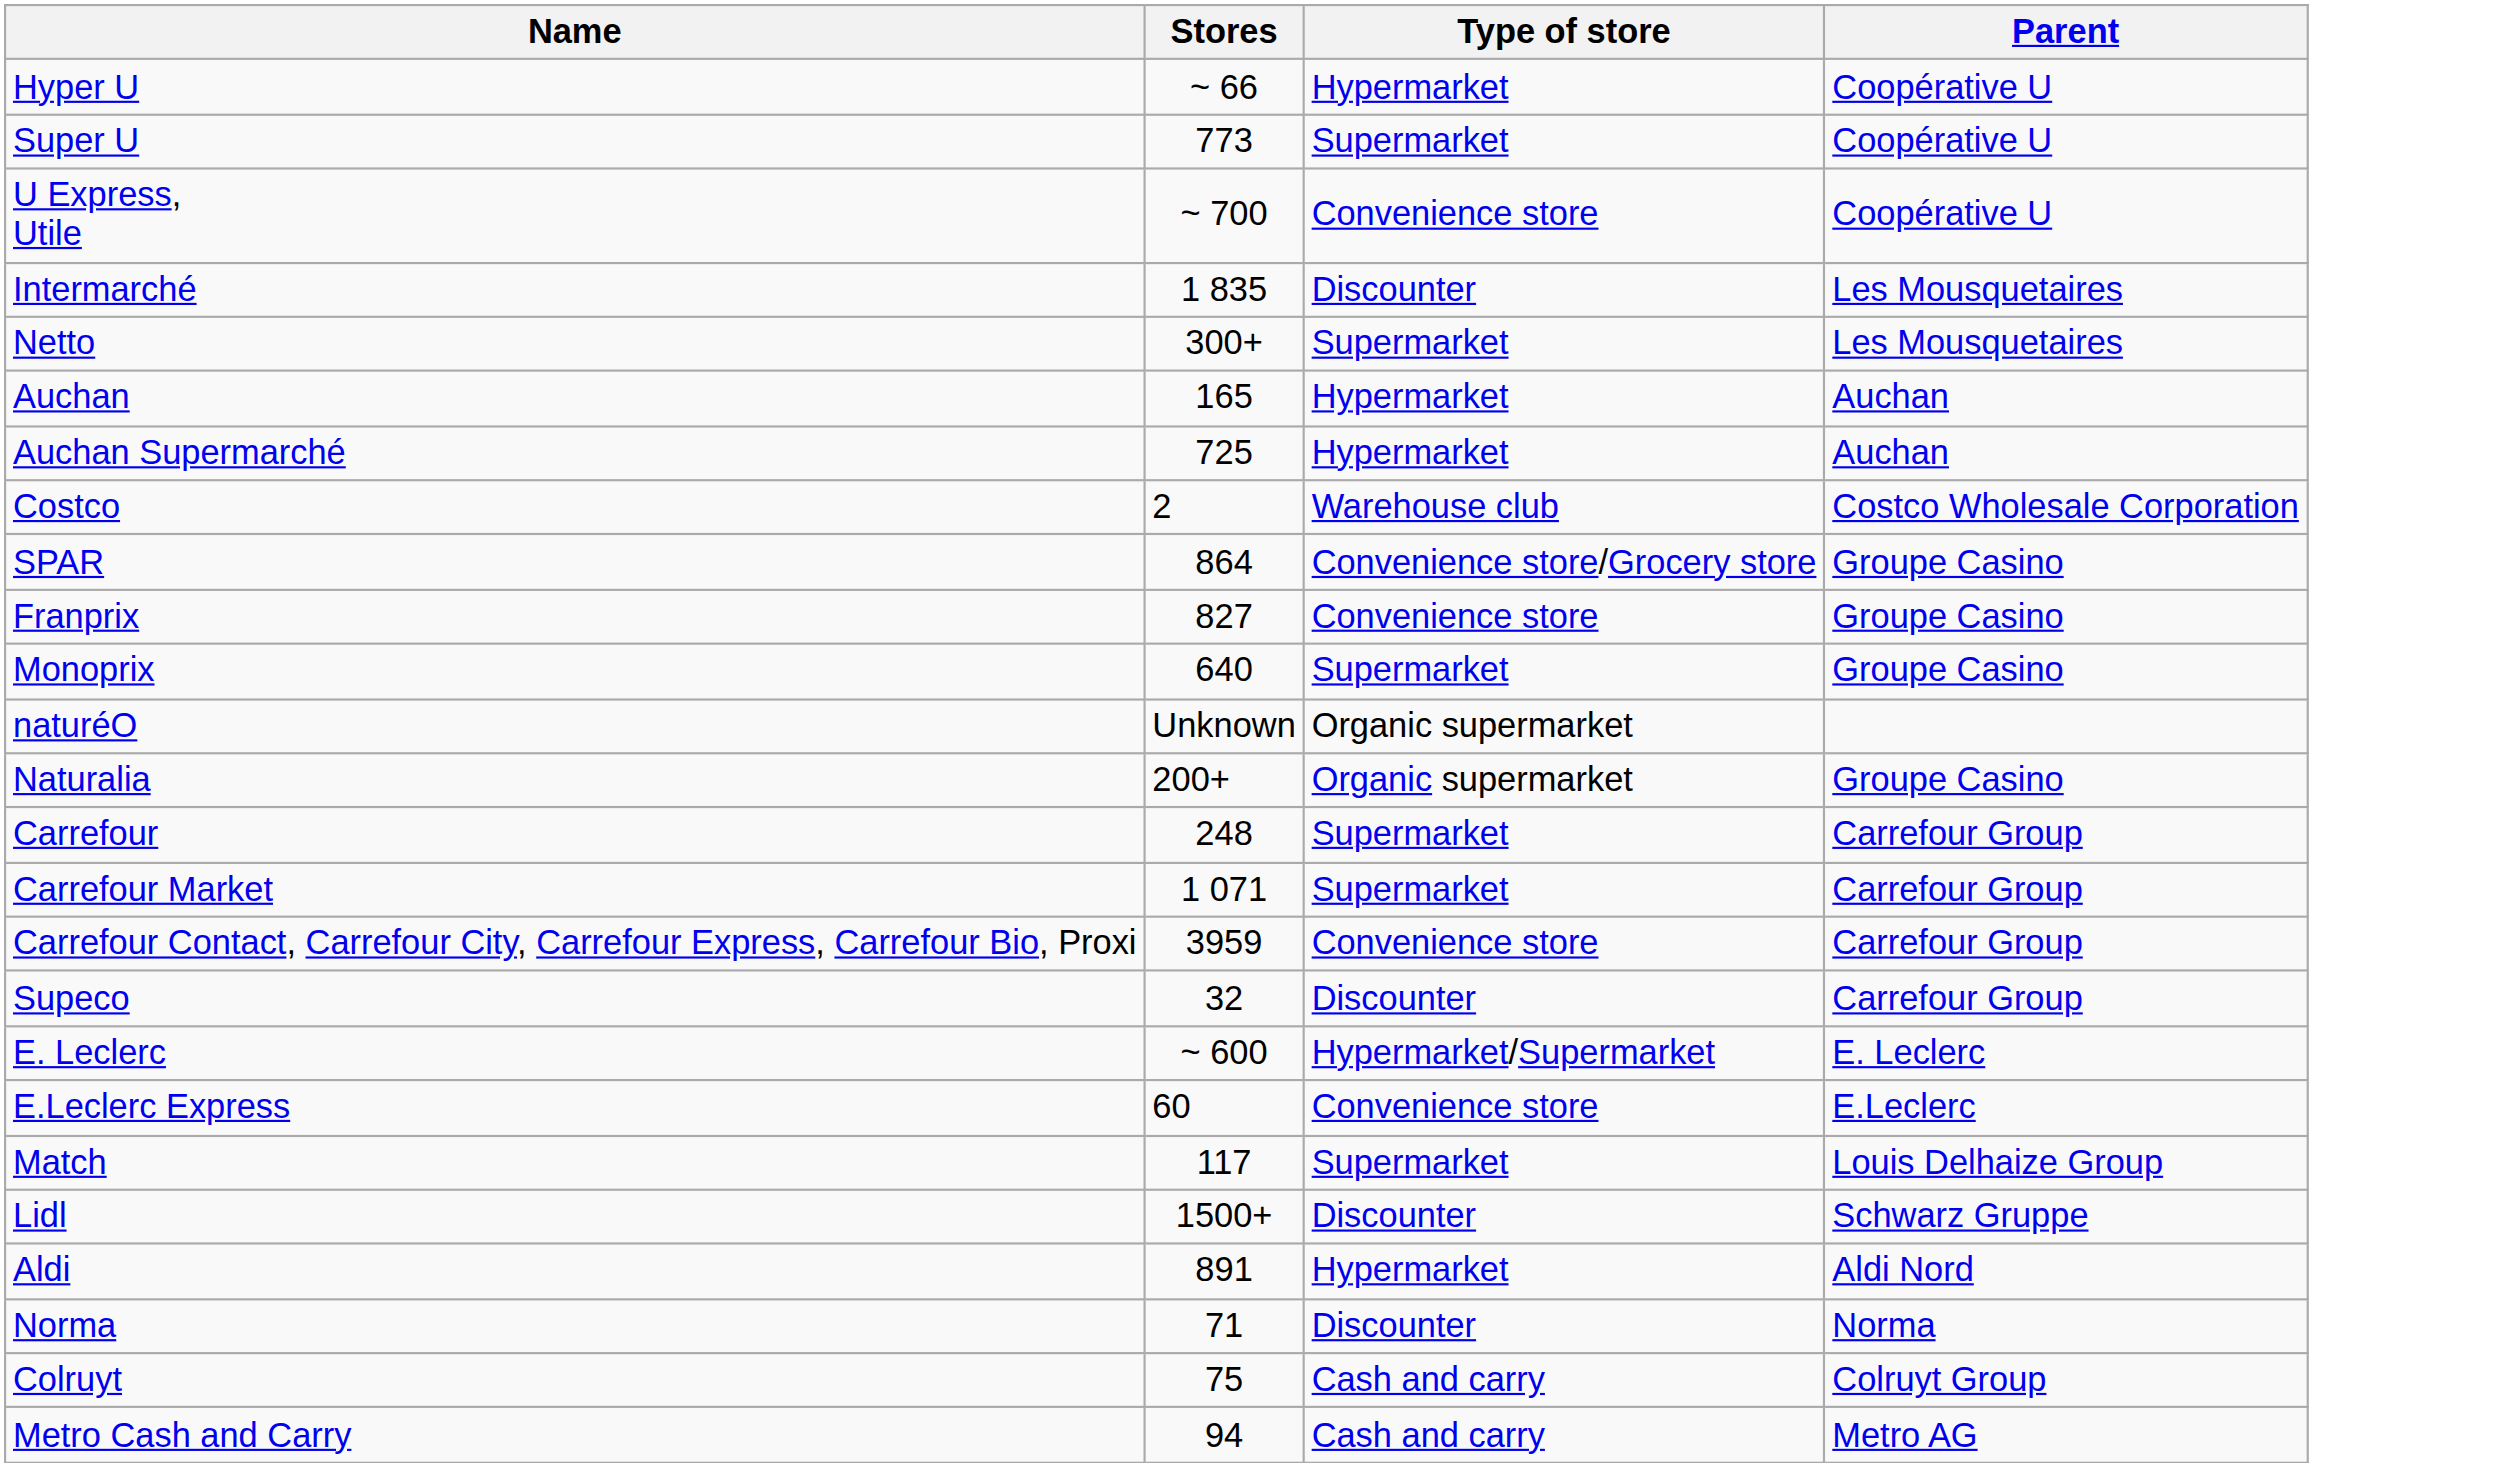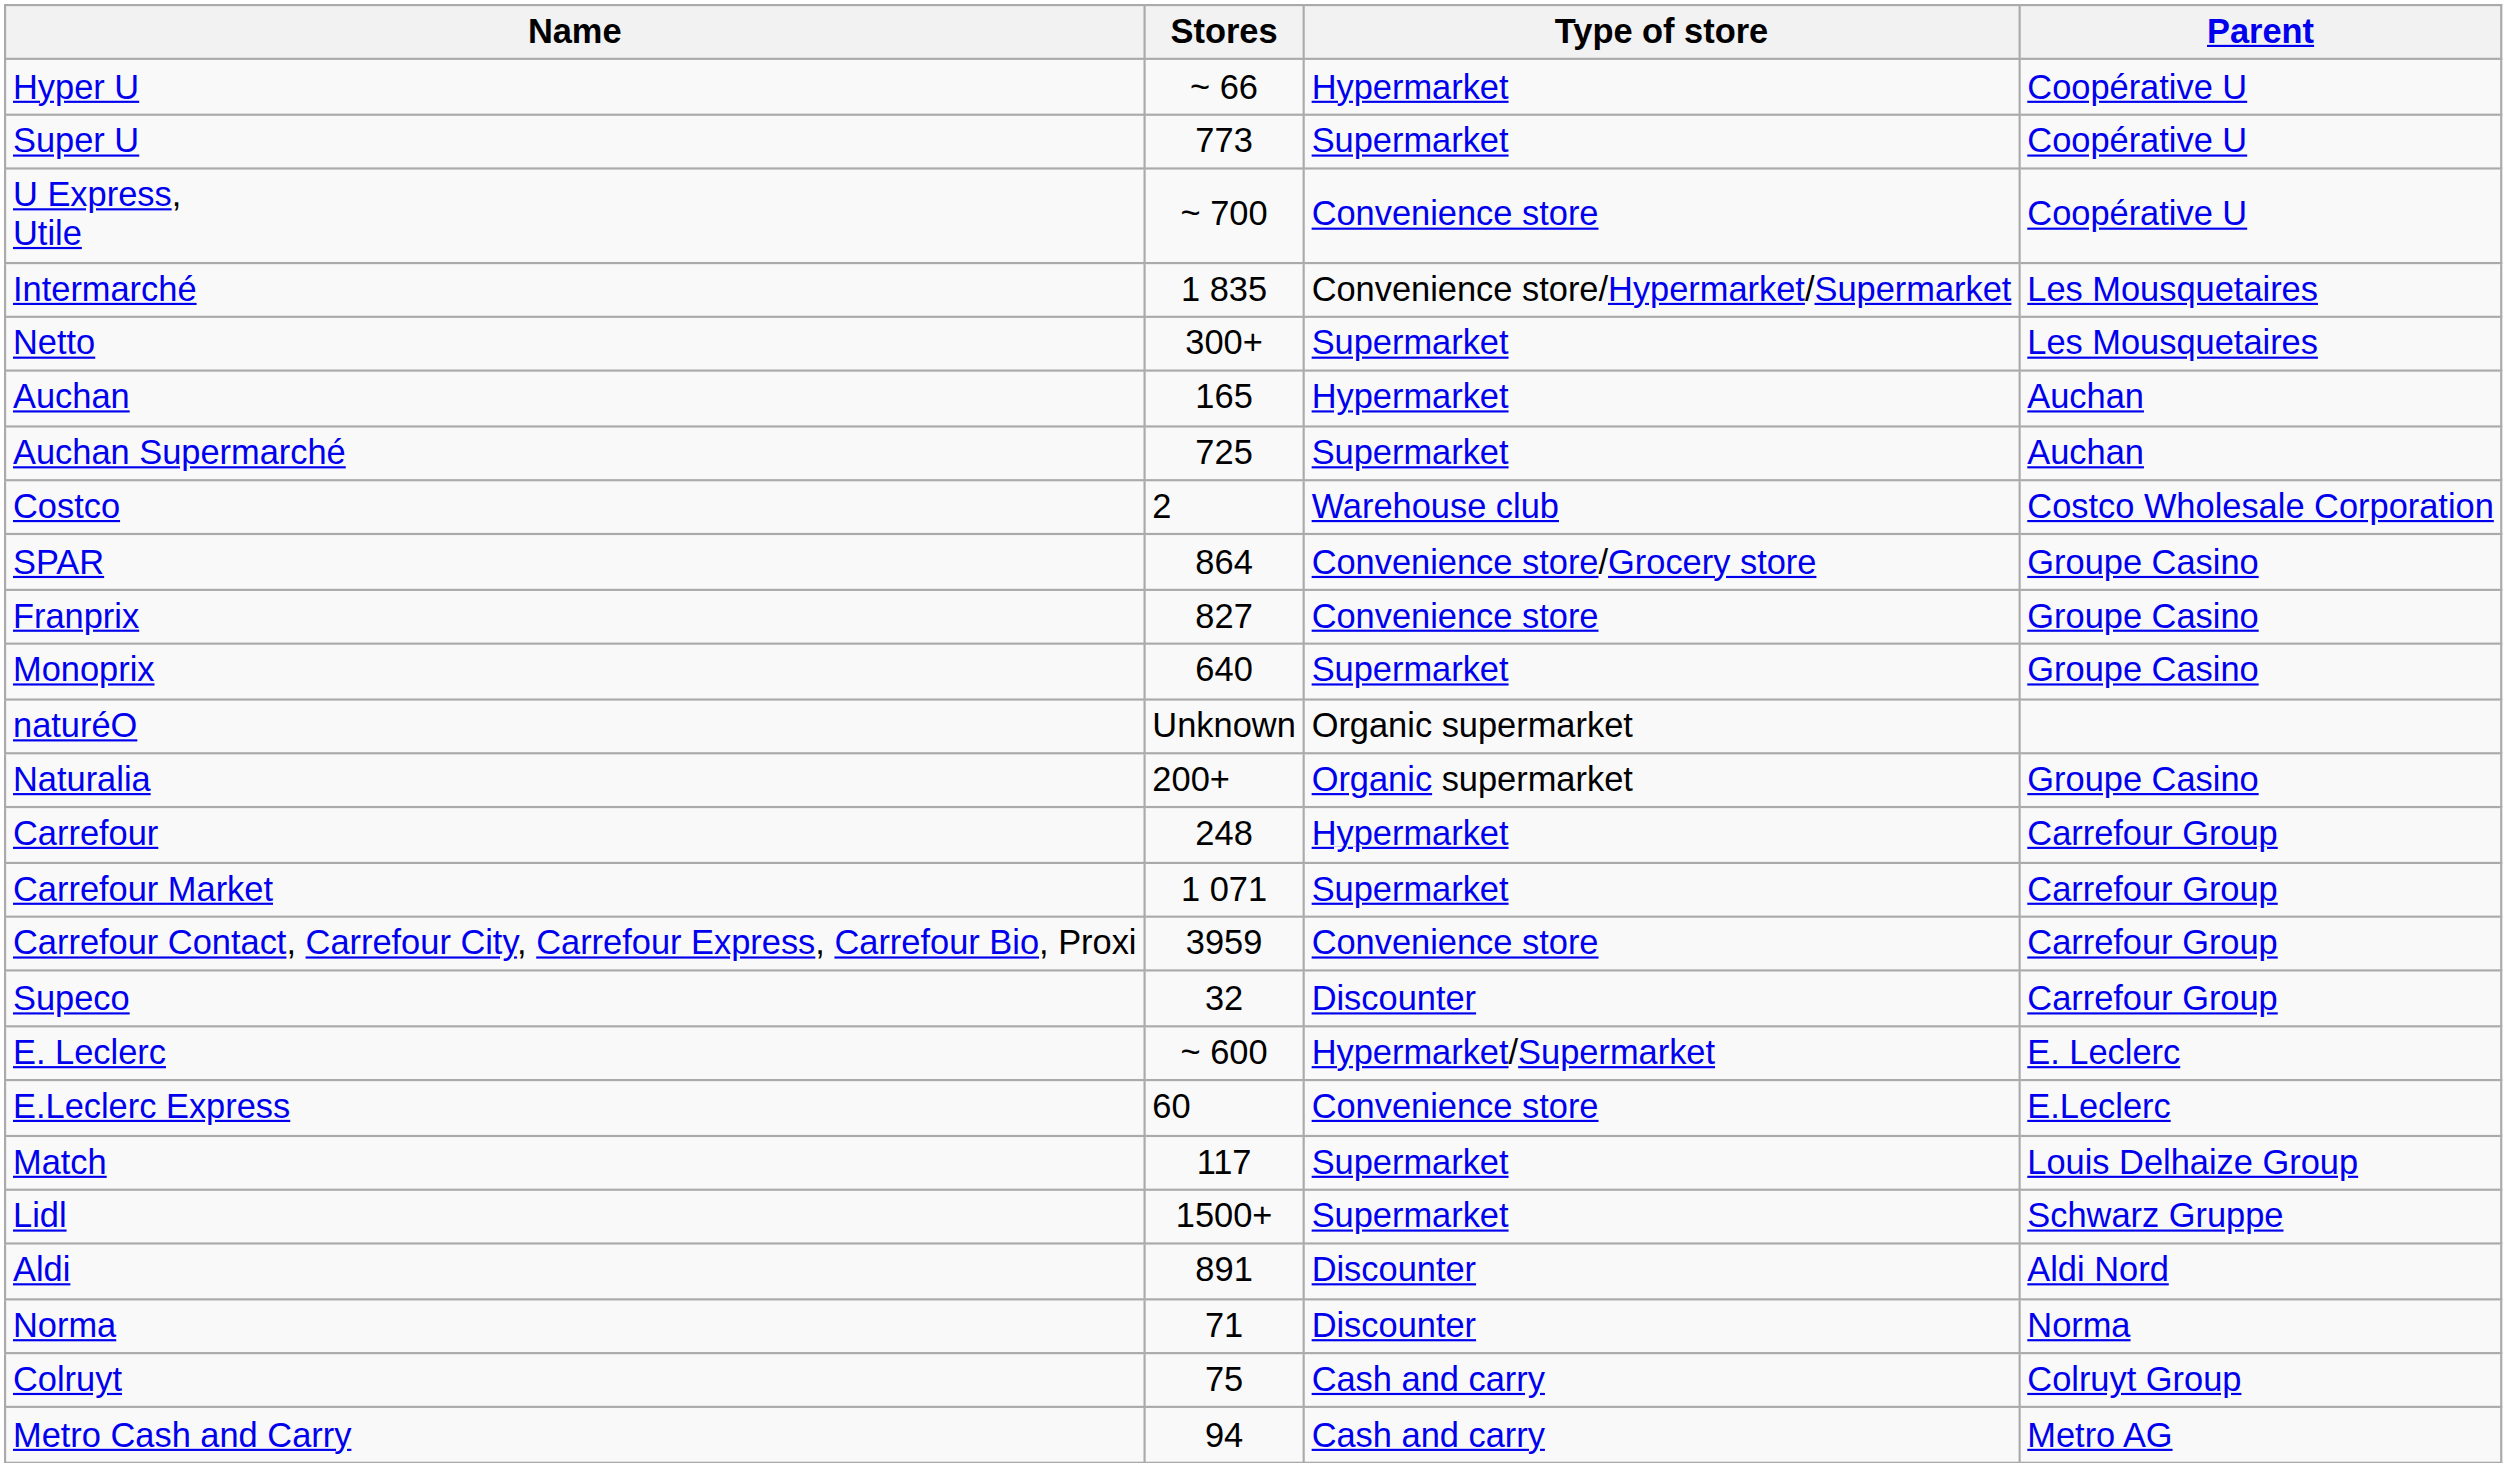(1394, 288) Discounter -> (1662, 288) Convenience store/Hypermarket/Supermarket
(1410, 452) Hypermarket -> (1410, 452) Supermarket
(1410, 834) Supermarket -> (1410, 834) Hypermarket
(1394, 1216) Discounter -> (1410, 1216) Supermarket
(1410, 1270) Hypermarket -> (1394, 1270) Discounter
